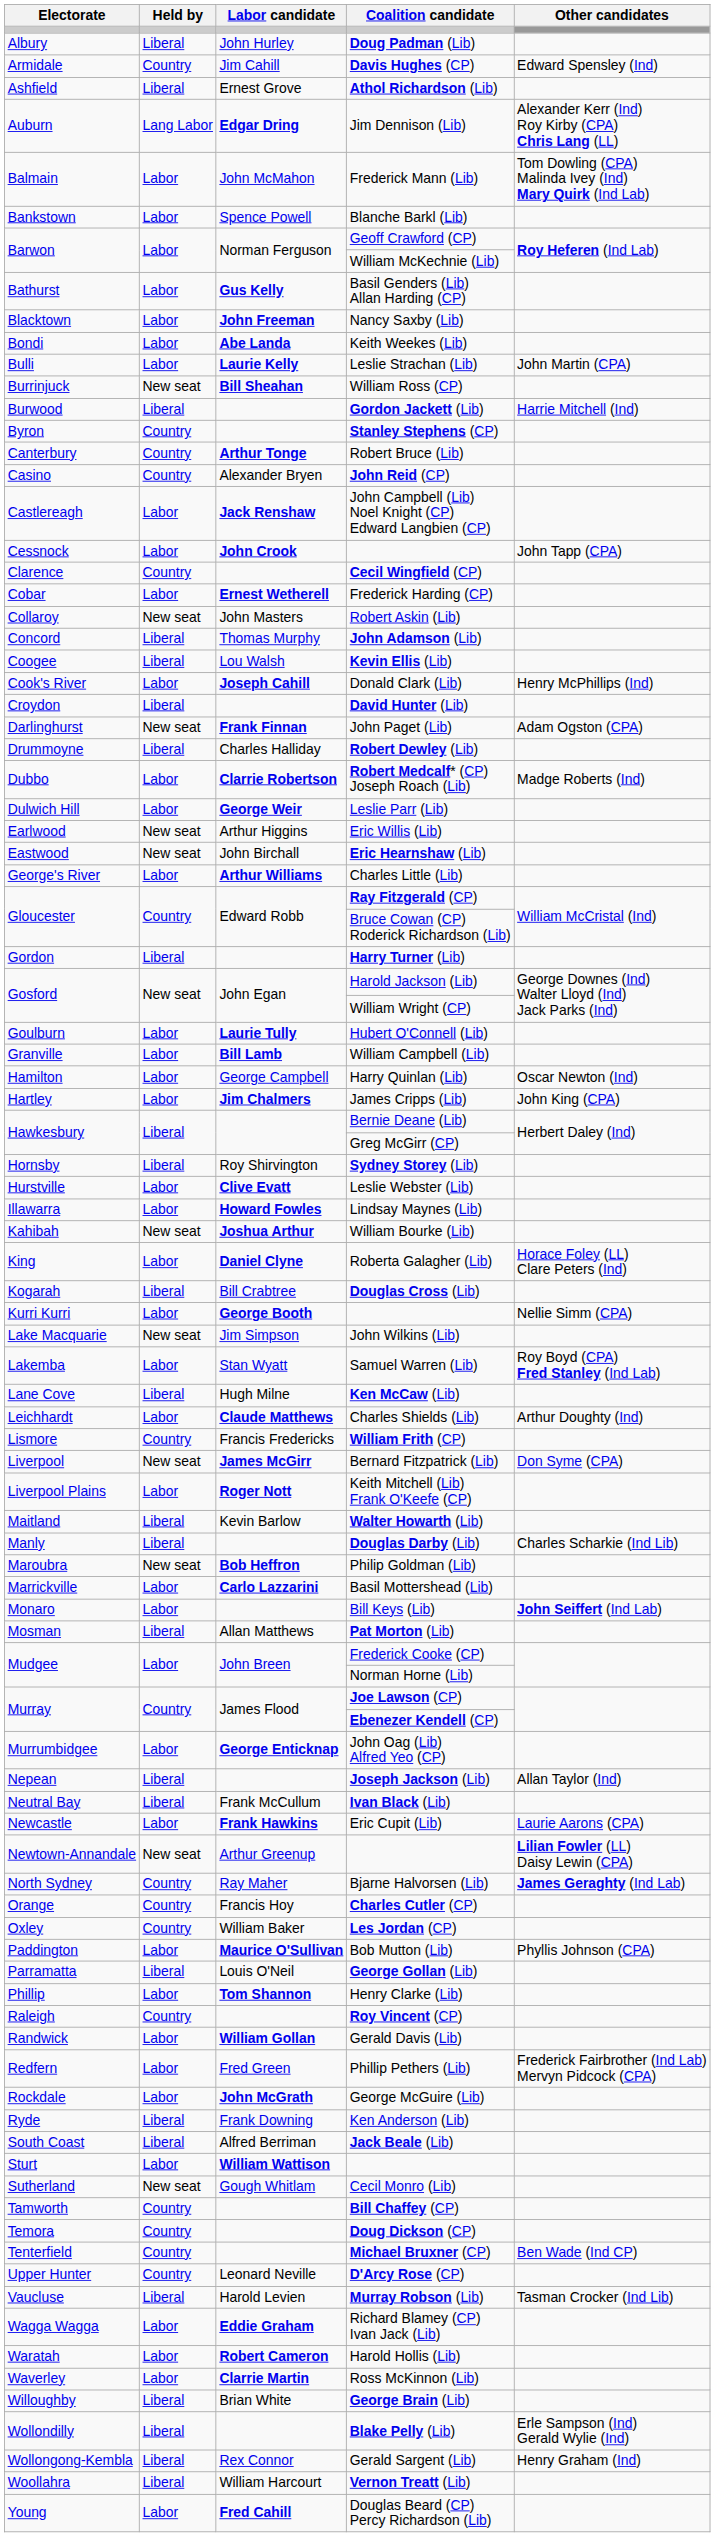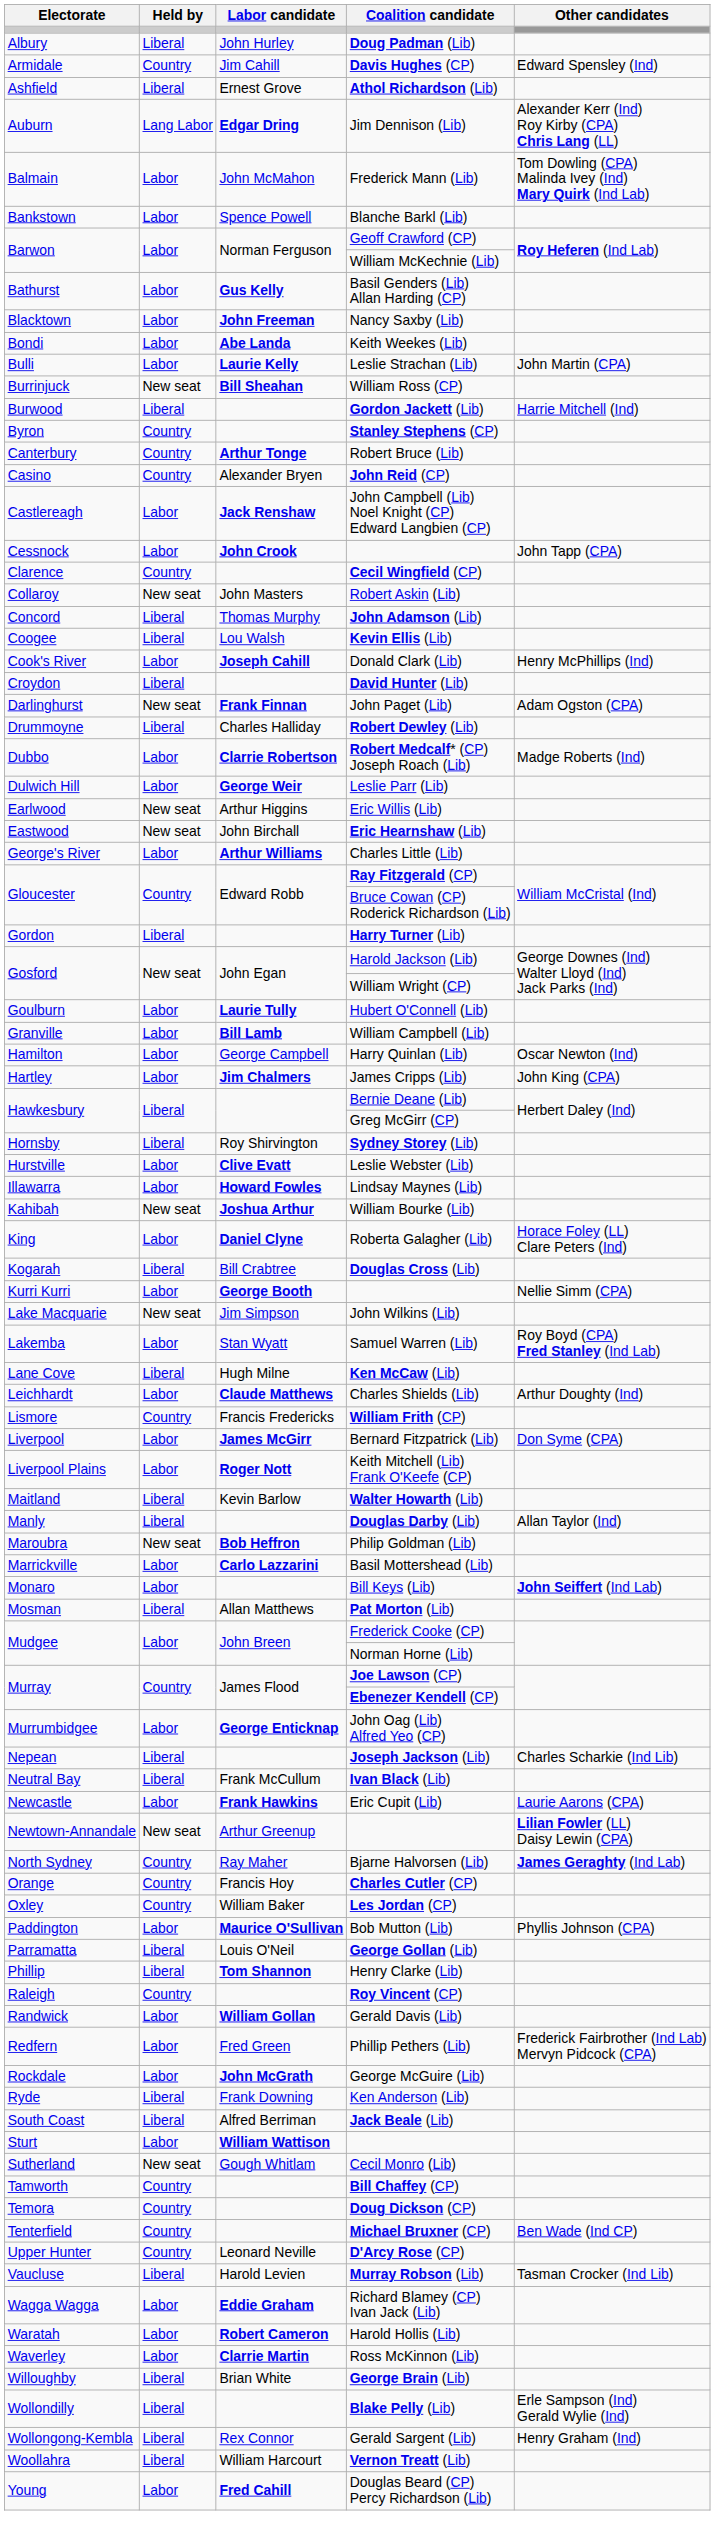- row: (27, 595)
(172, 1461) New seat -> (160, 1439) Labor
(598, 1543) Charles Scharkie (Ind Lib) -> (569, 1521) Allan Taylor (Ind)
(569, 1780) Allan Taylor (Ind) -> (598, 1758) Charles Scharkie (Ind Lib)
(160, 1994) Labor -> (163, 1972) Liberal
